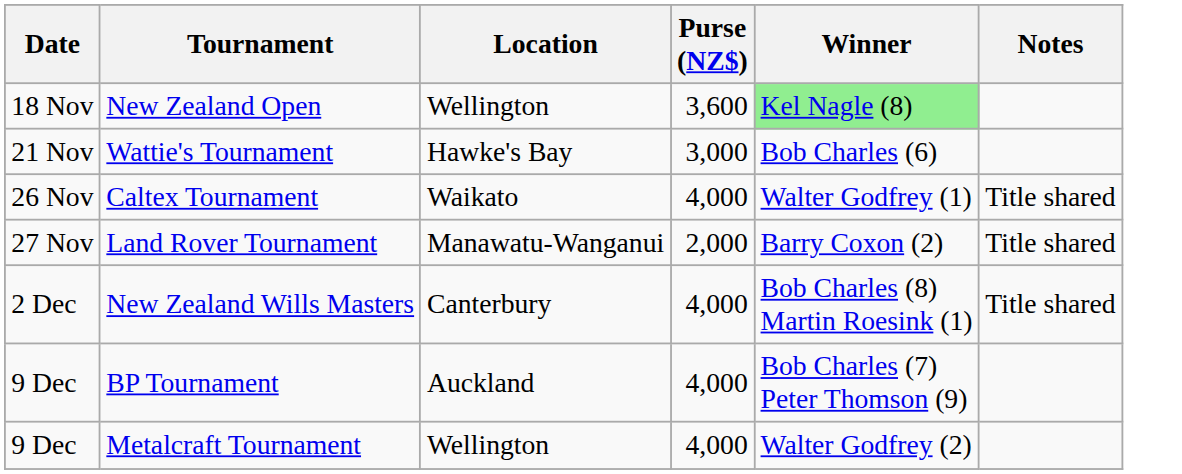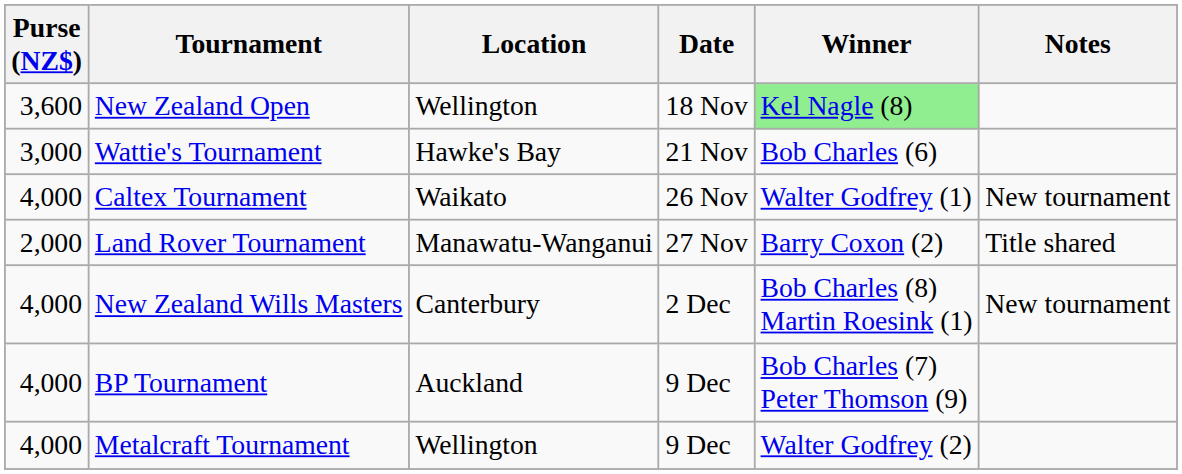columns swapped: (52, 43) <-> (712, 43)
(1050, 197) Title shared -> (1078, 197) New tournament
(1050, 304) Title shared -> (1078, 304) New tournament
